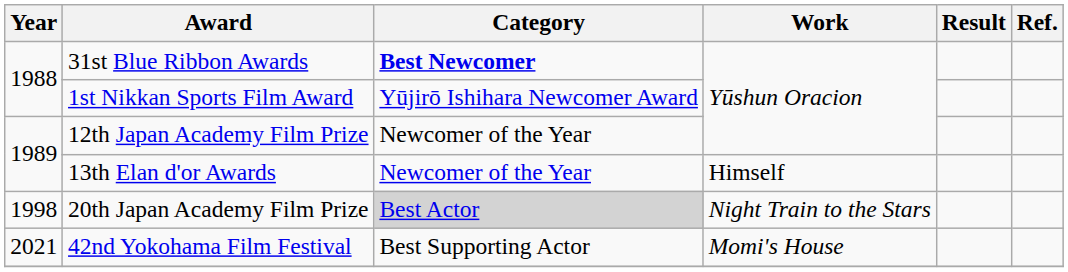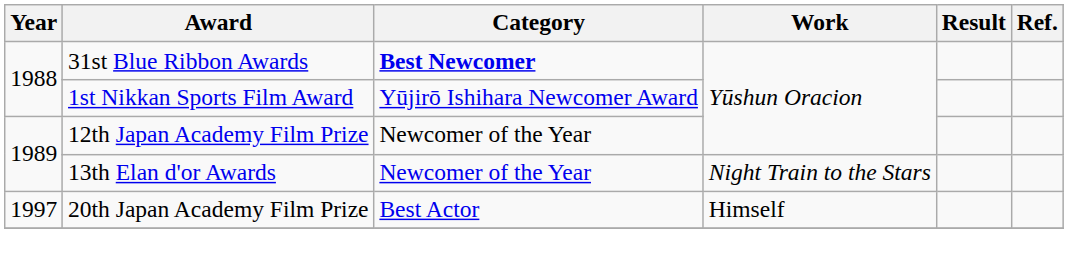(747, 172) Himself -> (820, 172) Night Train to the Stars
(34, 209) 1998 -> (34, 209) 1997
(429, 209) lightgrey background -> (429, 209) no background
(820, 209) Night Train to the Stars -> (747, 209) Himself
- row: (210, 246)
